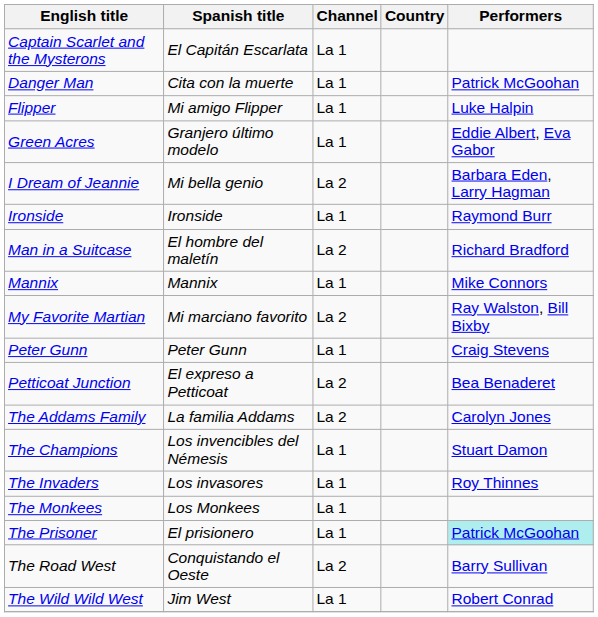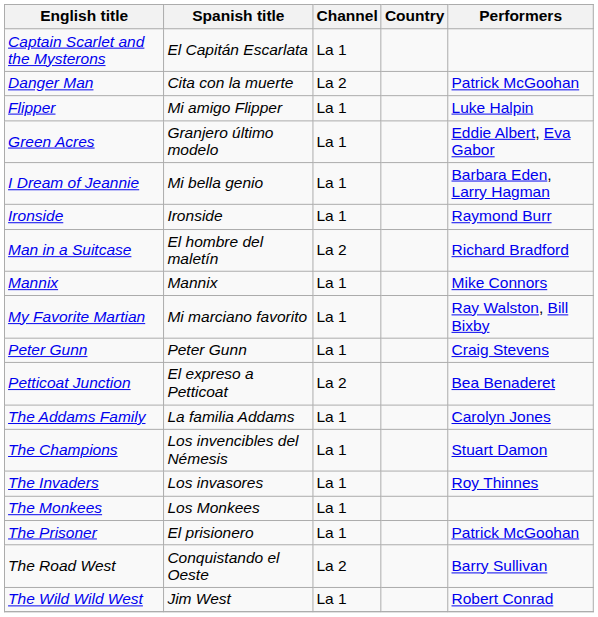(332, 83) La 1 -> (332, 83) La 2
(332, 183) La 2 -> (332, 183) La 1
(332, 316) La 2 -> (332, 316) La 1
(332, 416) La 2 -> (332, 416) La 1
(515, 532) paleturquoise background -> (515, 532) no background
